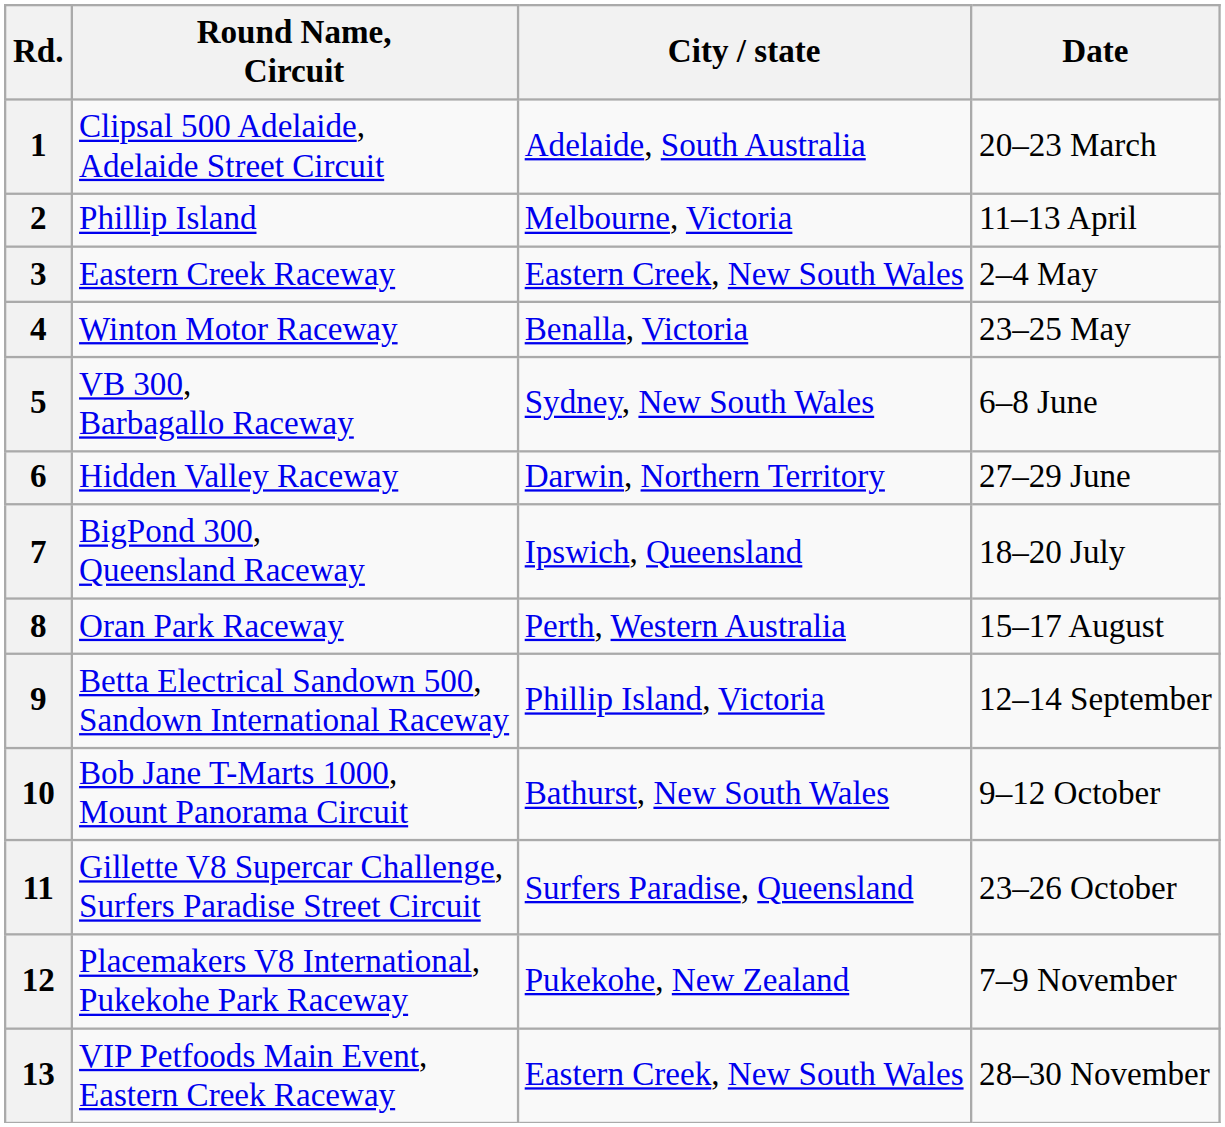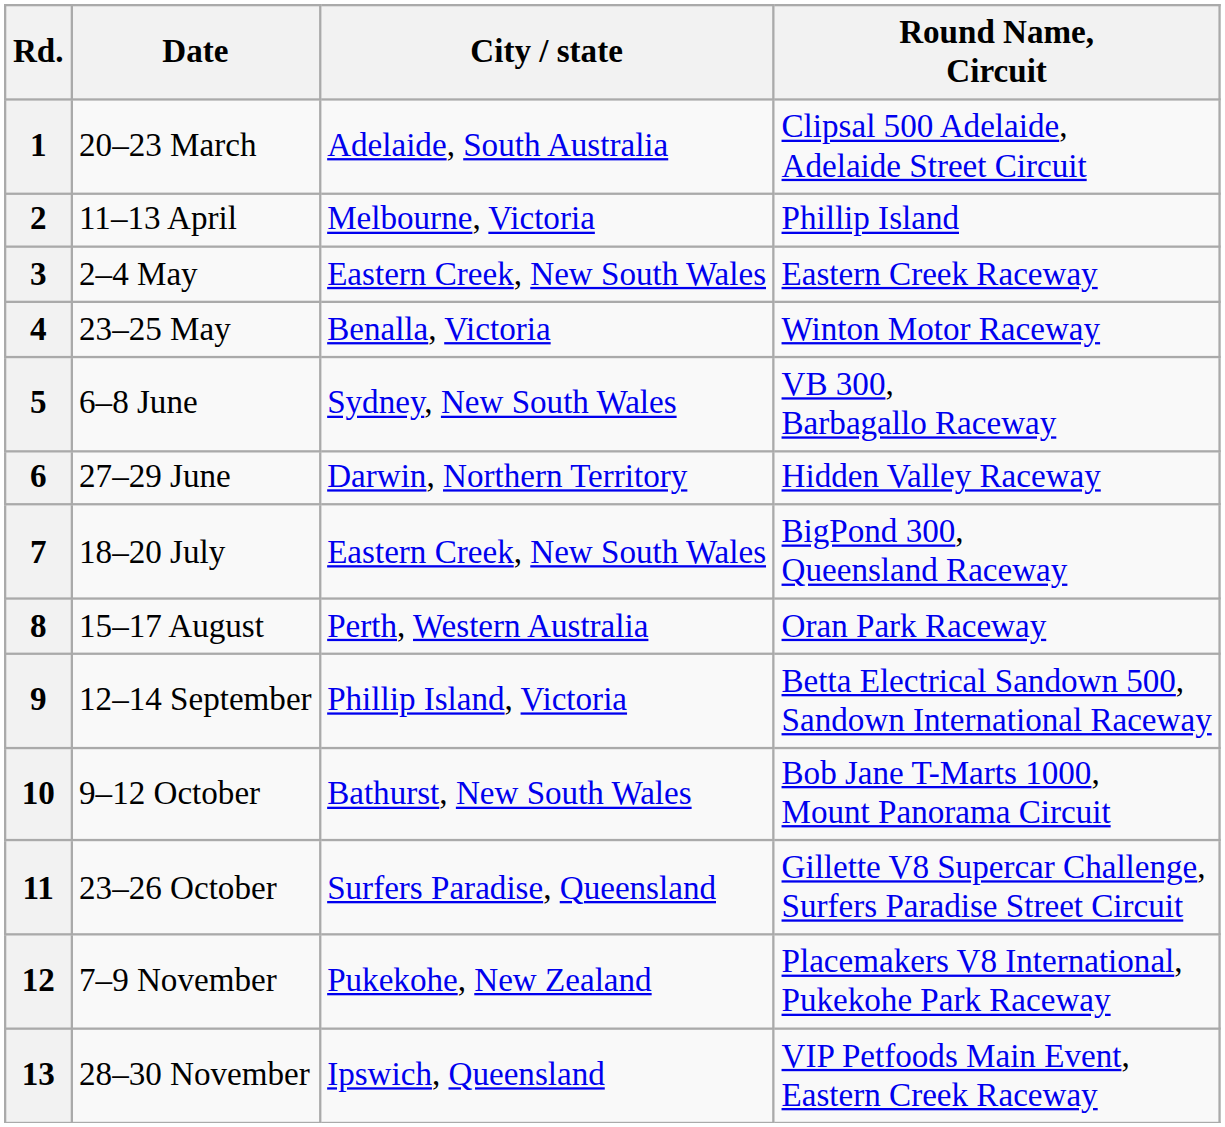columns swapped: (294, 51) <-> (1095, 51)
(664, 551) Ipswich, Queensland -> (547, 551) Eastern Creek, New South Wales
(744, 1074) Eastern Creek, New South Wales -> (466, 1074) Ipswich, Queensland
